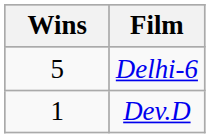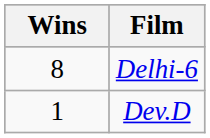(57, 68) 5 -> (57, 68) 8
